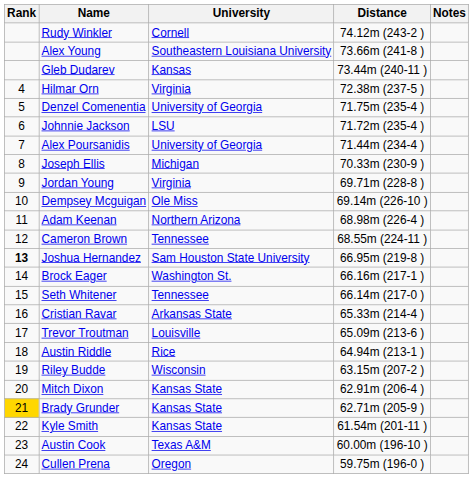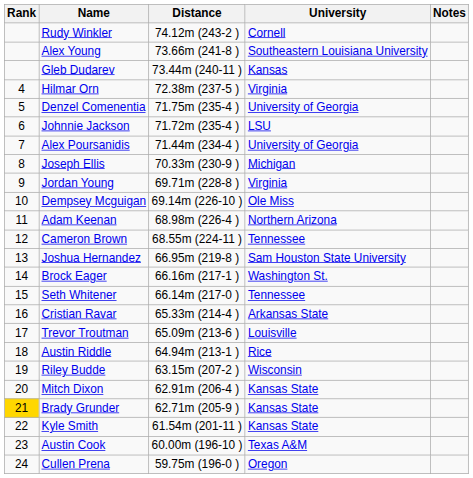columns swapped: (241, 13) <-> (382, 13)
(22, 257) bold -> (22, 257) normal
